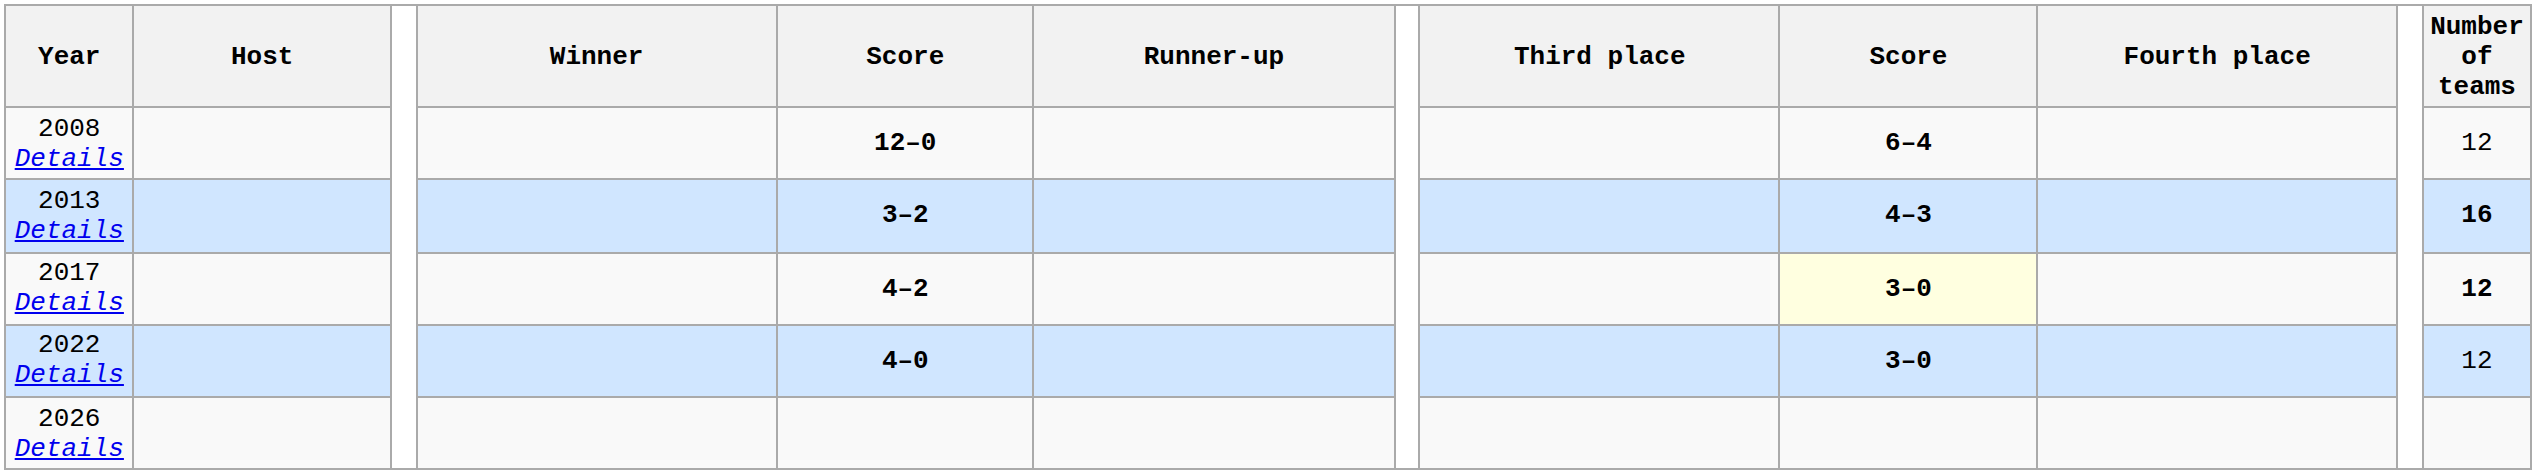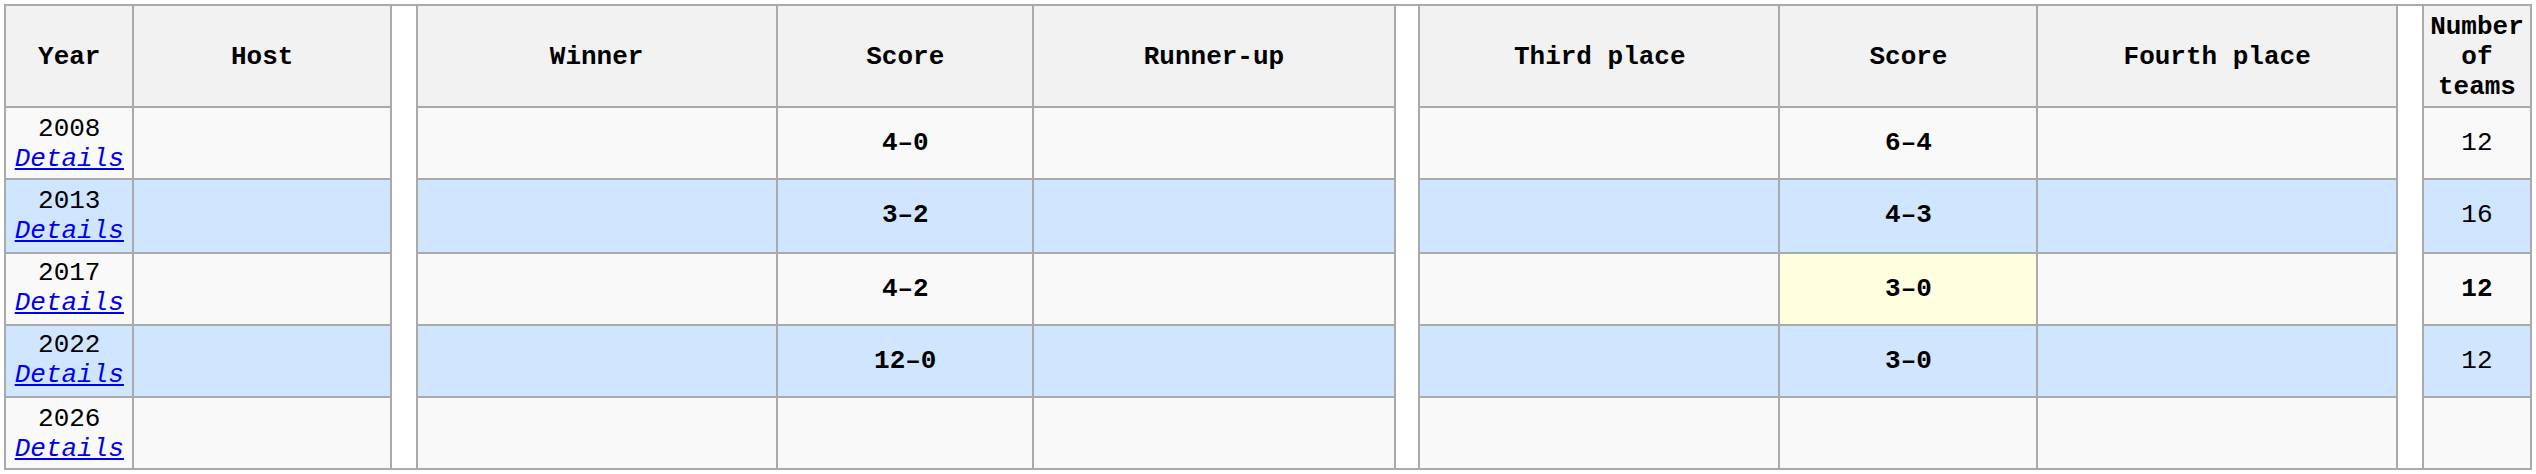(905, 144) 12–0 -> (905, 144) 4–0
(2477, 216) bold -> (2477, 216) normal
(905, 361) 4–0 -> (905, 361) 12–0
